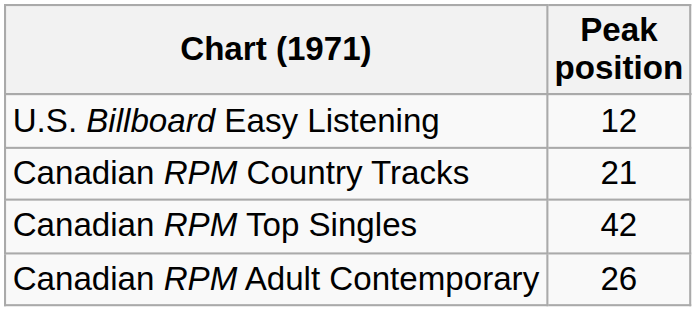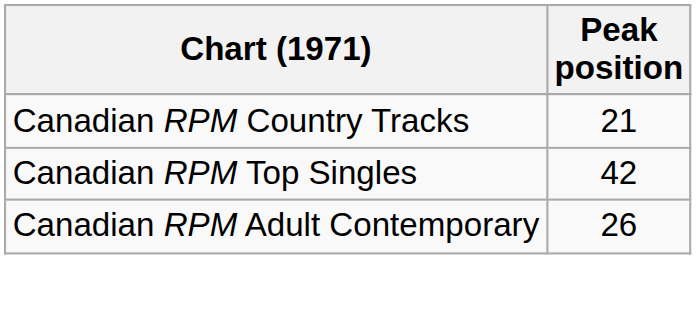- row: (226, 120)
